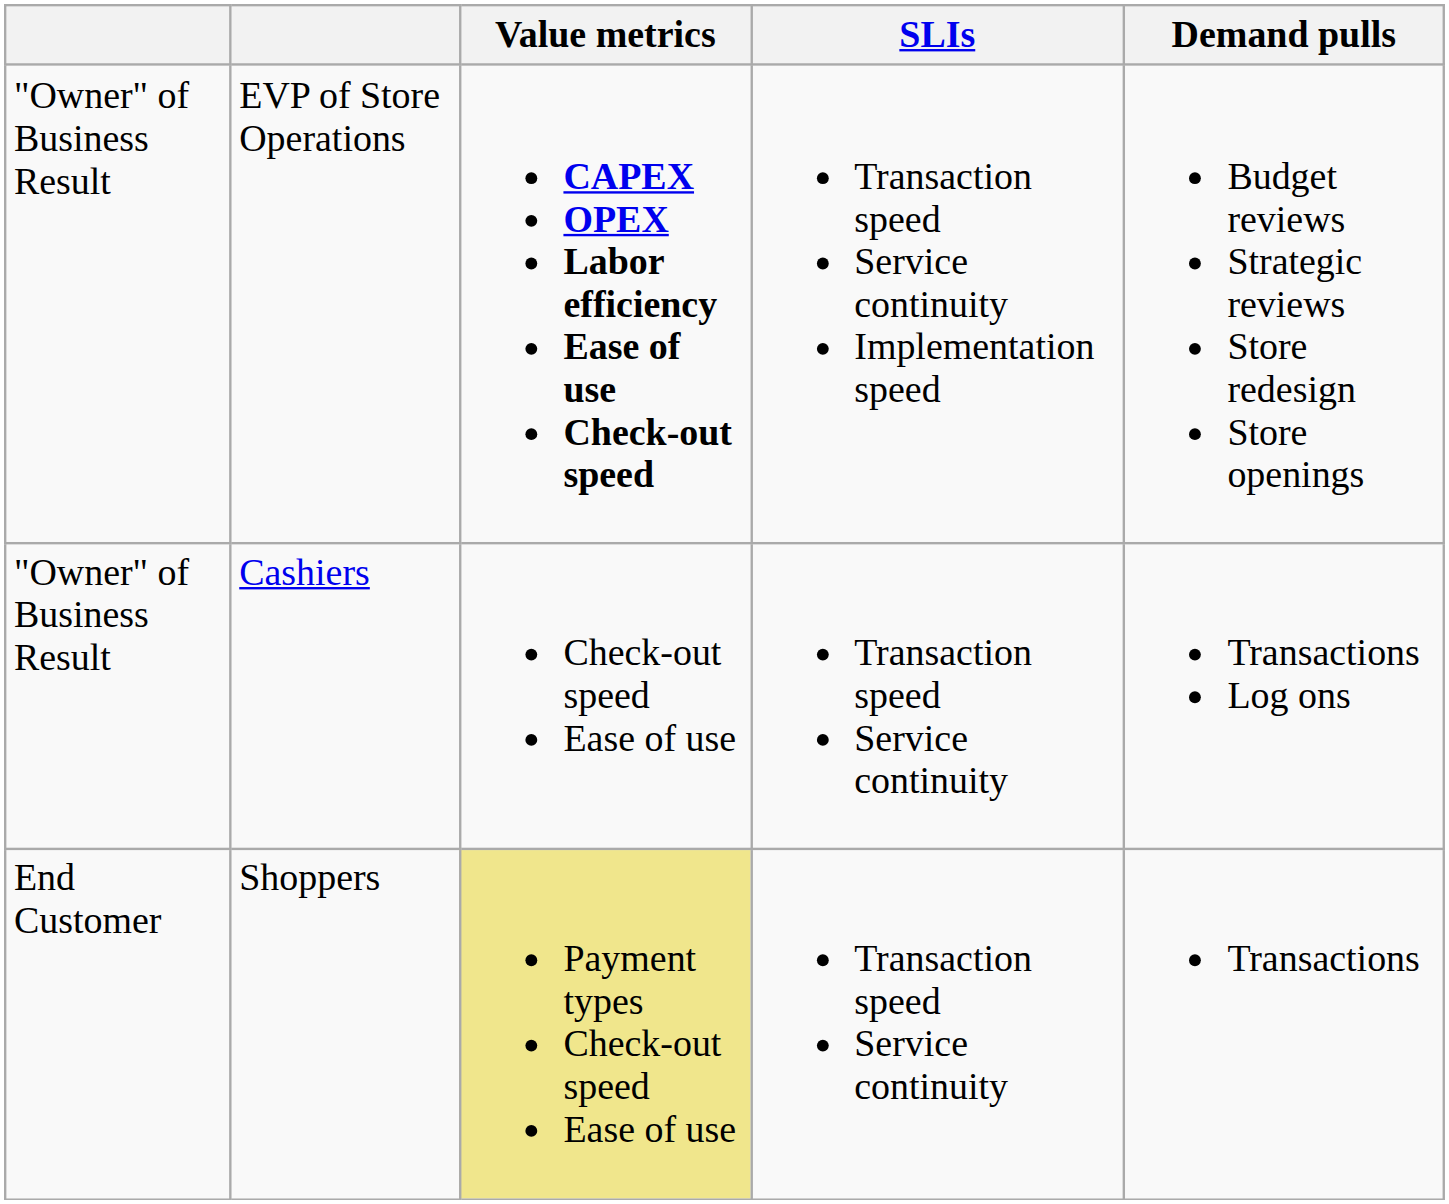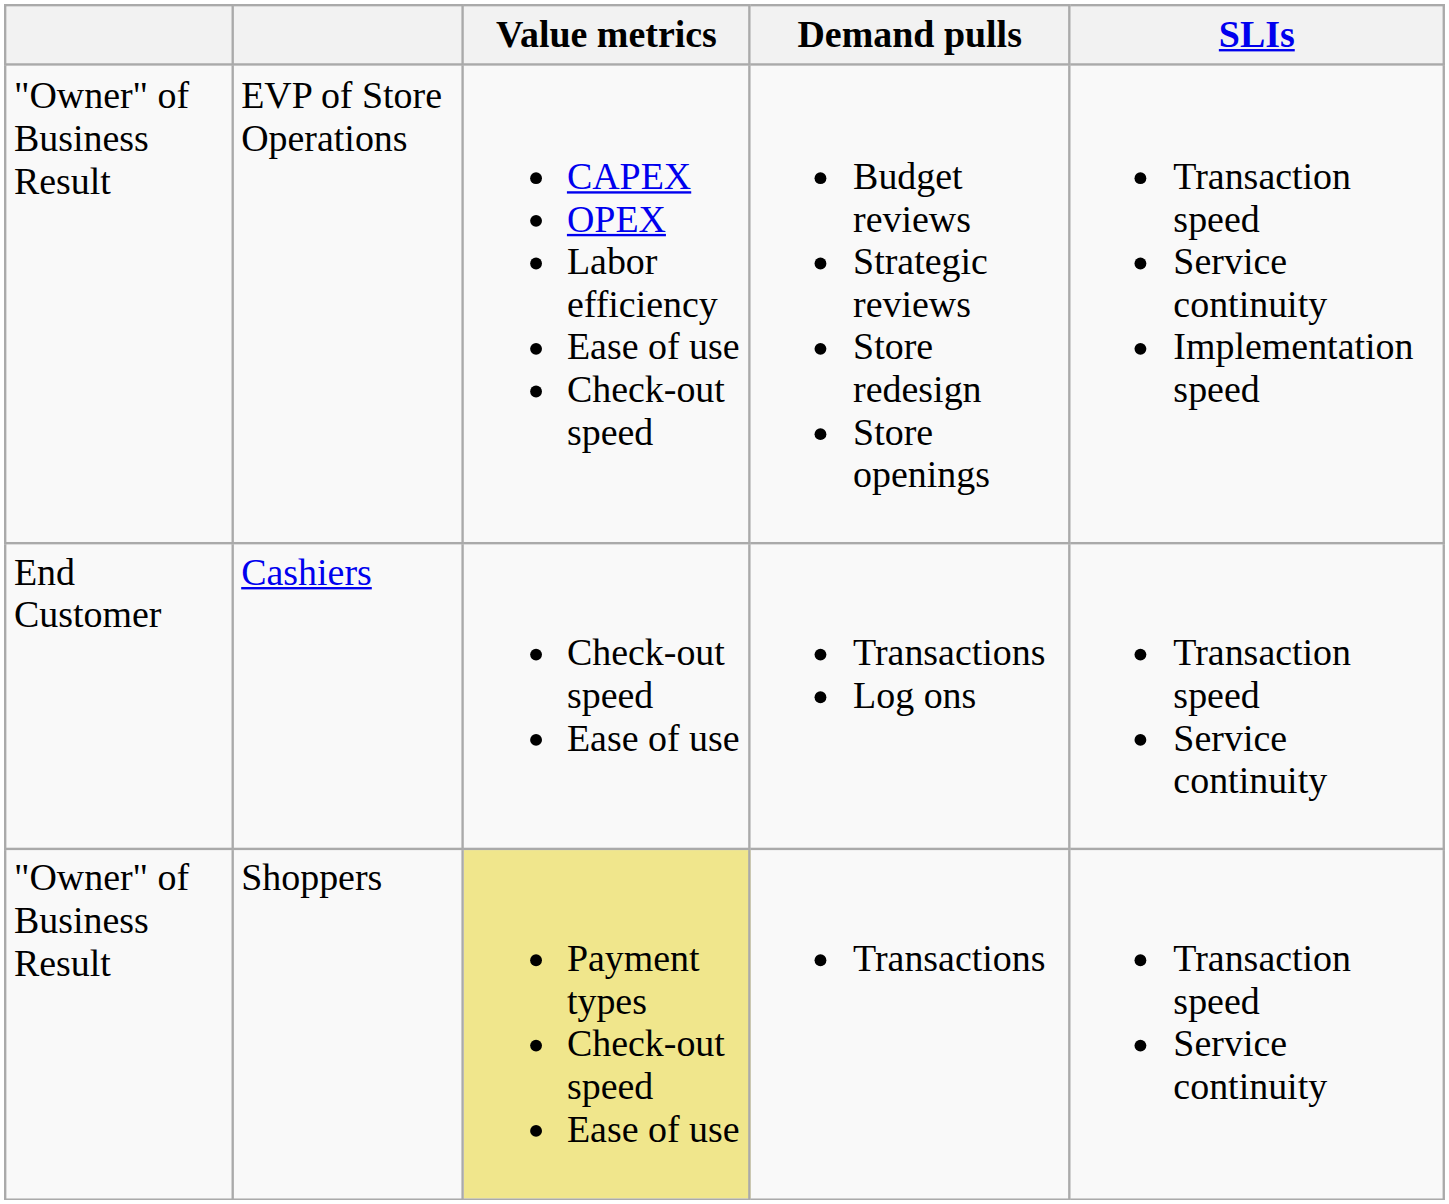columns swapped: (1284, 34) <-> (937, 34)
(605, 325) bold -> (606, 304) normal
(102, 614) "Owner" of Business Result -> (88, 593) End Customer
(88, 899) End Customer -> (102, 921) "Owner" of Business Result
